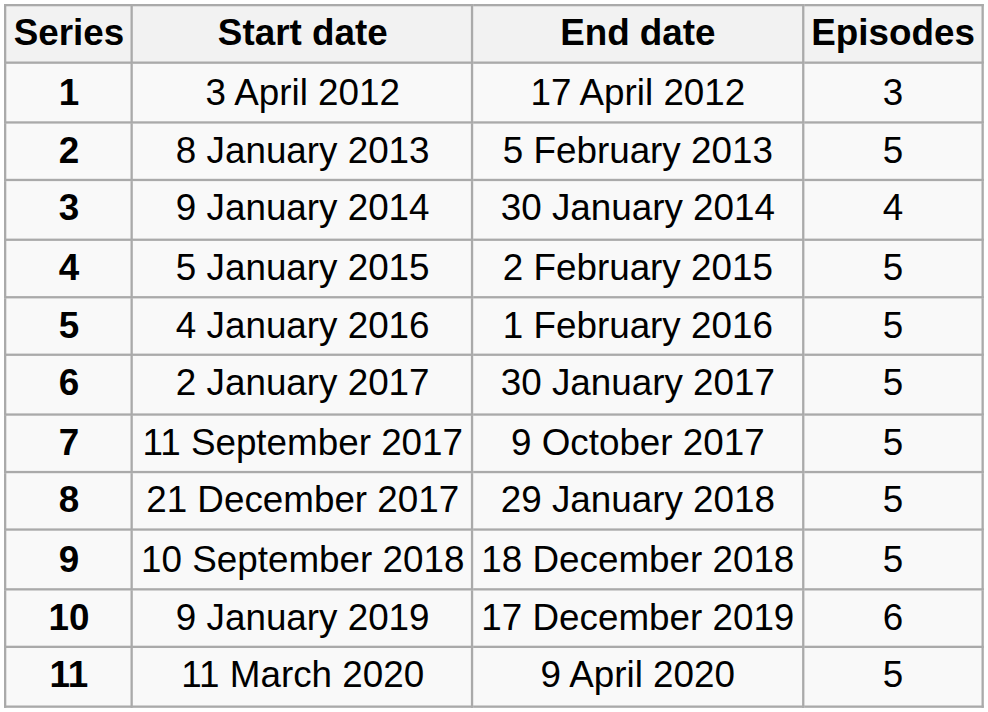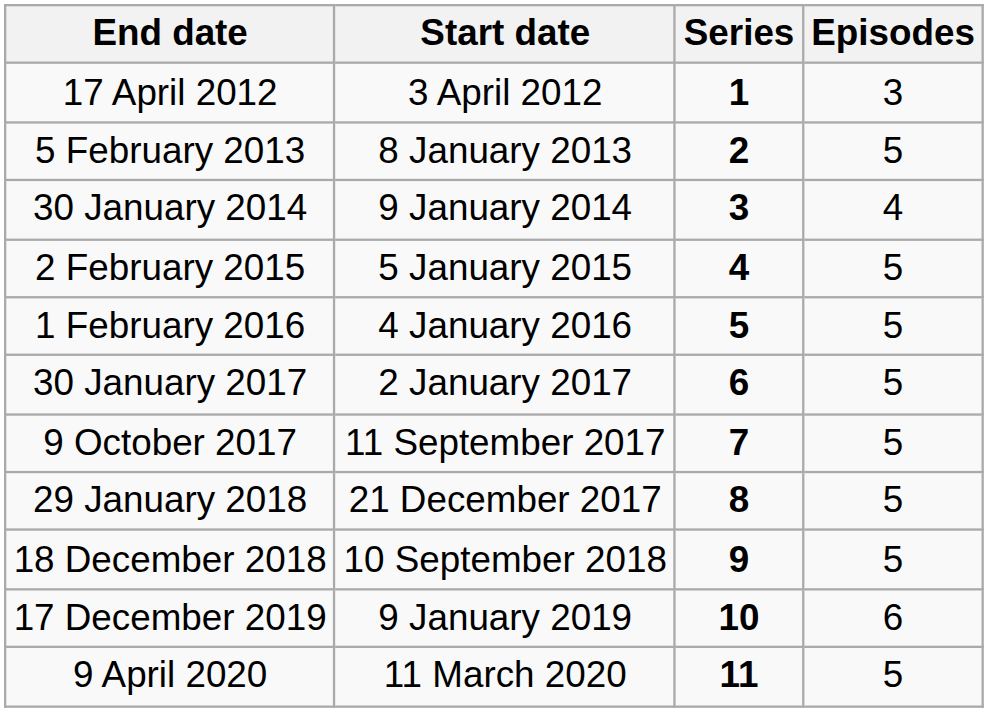columns swapped: (69, 33) <-> (638, 33)
